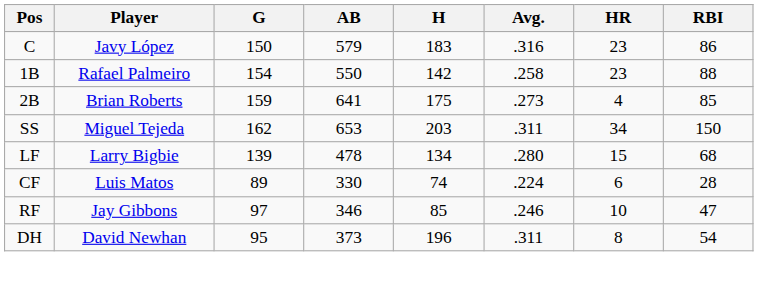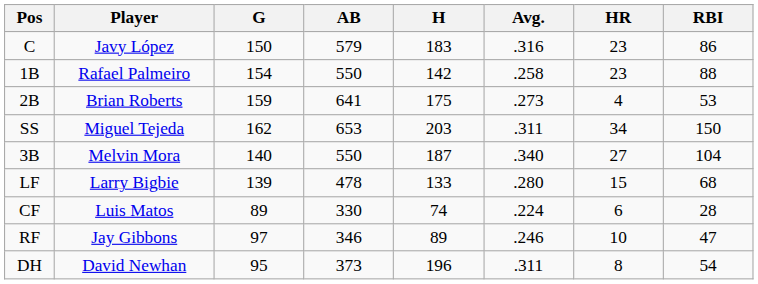(708, 100) 85 -> (708, 100) 53
+ row: (29, 155)
(439, 155) 134 -> (439, 182) 133
(439, 210) 85 -> (439, 237) 89
